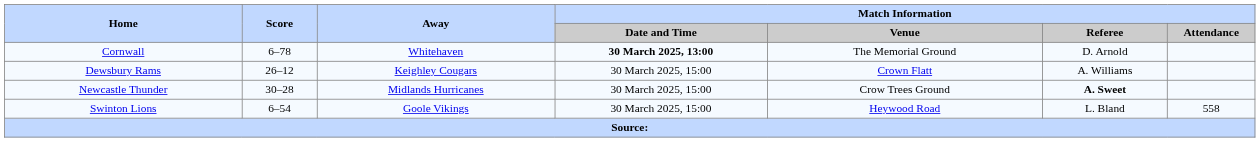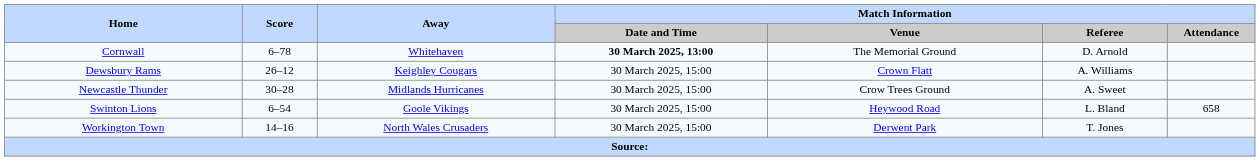(1105, 89) bold -> (1105, 89) normal
(1211, 108) 558 -> (1211, 108) 658
+ row: (123, 127)
